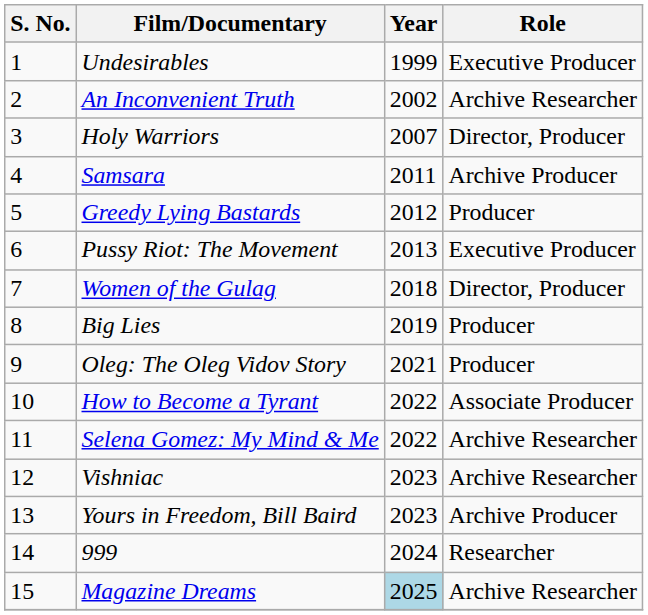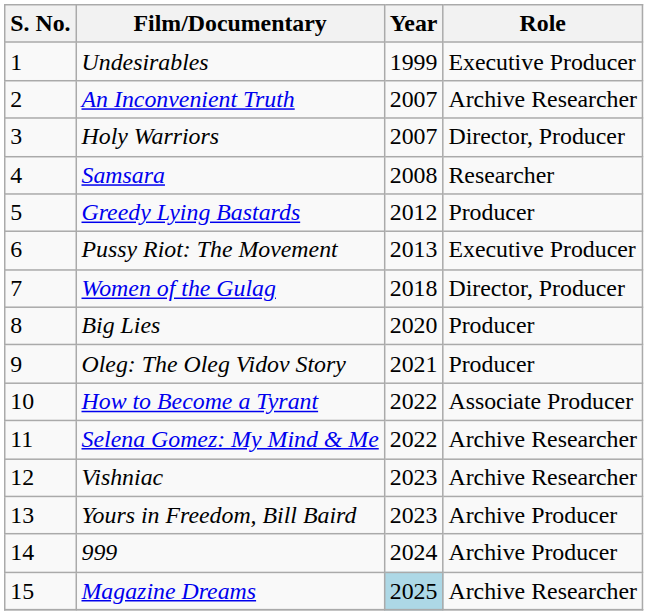(414, 99) 2002 -> (414, 99) 2007
(413, 174) 2011 -> (414, 174) 2008
(533, 174) Archive Producer -> (501, 174) Researcher
(414, 325) 2019 -> (414, 325) 2020
(501, 552) Researcher -> (533, 552) Archive Producer
